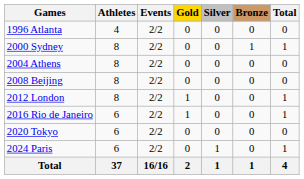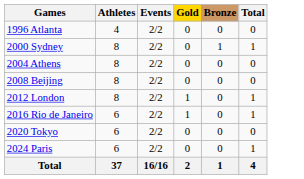- column: (217, 13)
